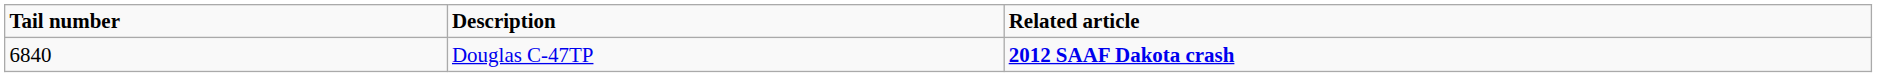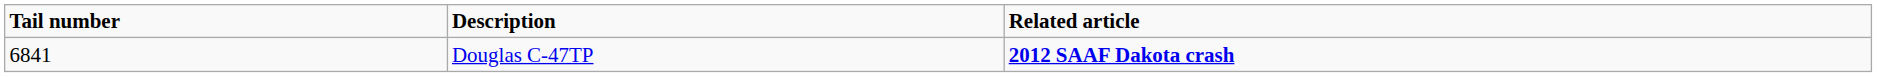(30, 54) 6840 -> (30, 54) 6841
